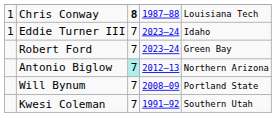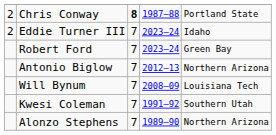(10, 13) 1 -> (10, 13) 2
(221, 13) Louisiana Tech -> (221, 13) Portland State
(10, 31) 1 -> (10, 31) 2
(134, 67) paleturquoise background -> (134, 67) no background
(221, 85) Portland State -> (221, 85) Louisiana Tech
+ row: (69, 121)
